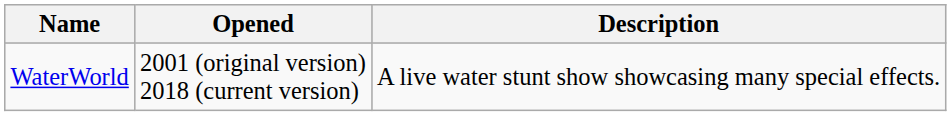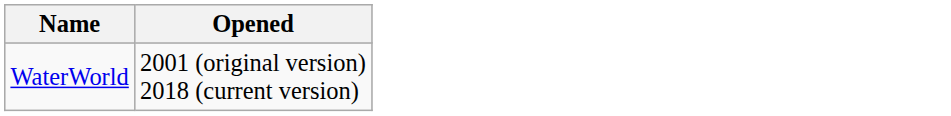- column: (659, 23)
